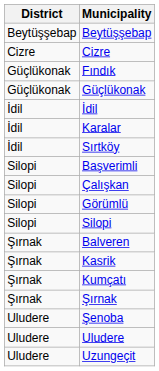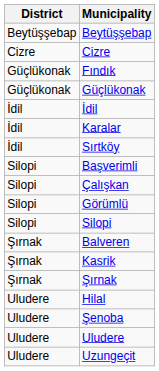- row: (104, 280)
+ row: (94, 299)
